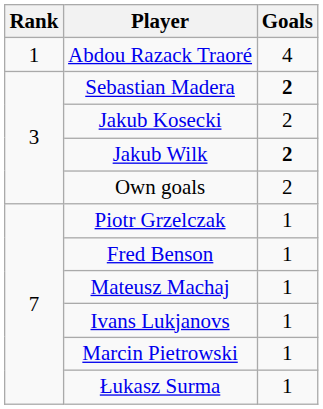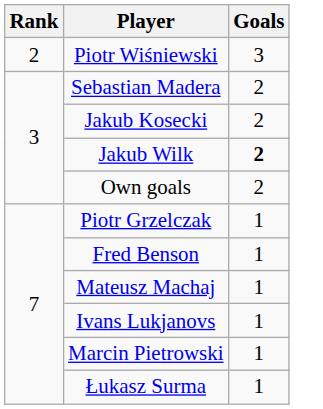- row: (160, 54)
+ row: (146, 54)
(287, 87) bold -> (259, 87) normal
